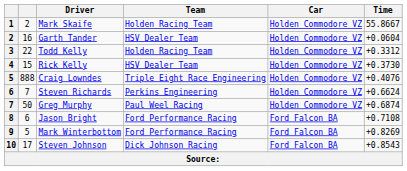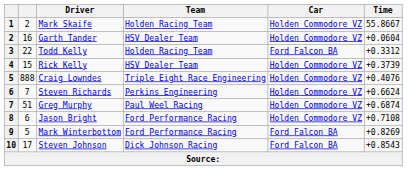(316, 51) Holden Commodore VZ -> (304, 51) Ford Falcon BA
(383, 65) +0.3730 -> (383, 65) +0.3739
(27, 105) 50 -> (27, 105) 51
(304, 119) Ford Falcon BA -> (316, 119) Holden Commodore VZ
